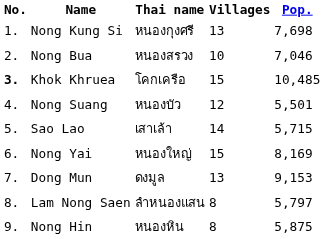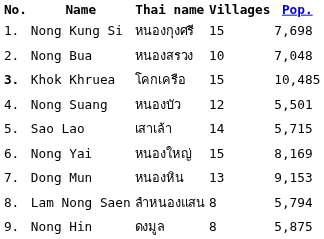(217, 31) 13 -> (217, 31) 15
(293, 55) 7,046 -> (293, 55) 7,048
(150, 178) ดงมูล -> (159, 178) หนองหิน
(293, 202) 5,797 -> (293, 202) 5,794
(159, 227) หนองหิน -> (150, 227) ดงมูล
